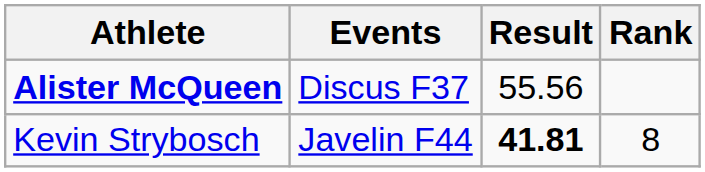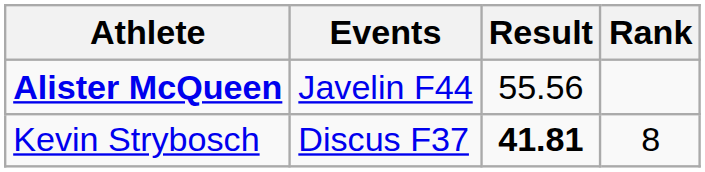(384, 86) Discus F37 -> (386, 86) Javelin F44
(386, 140) Javelin F44 -> (384, 140) Discus F37
